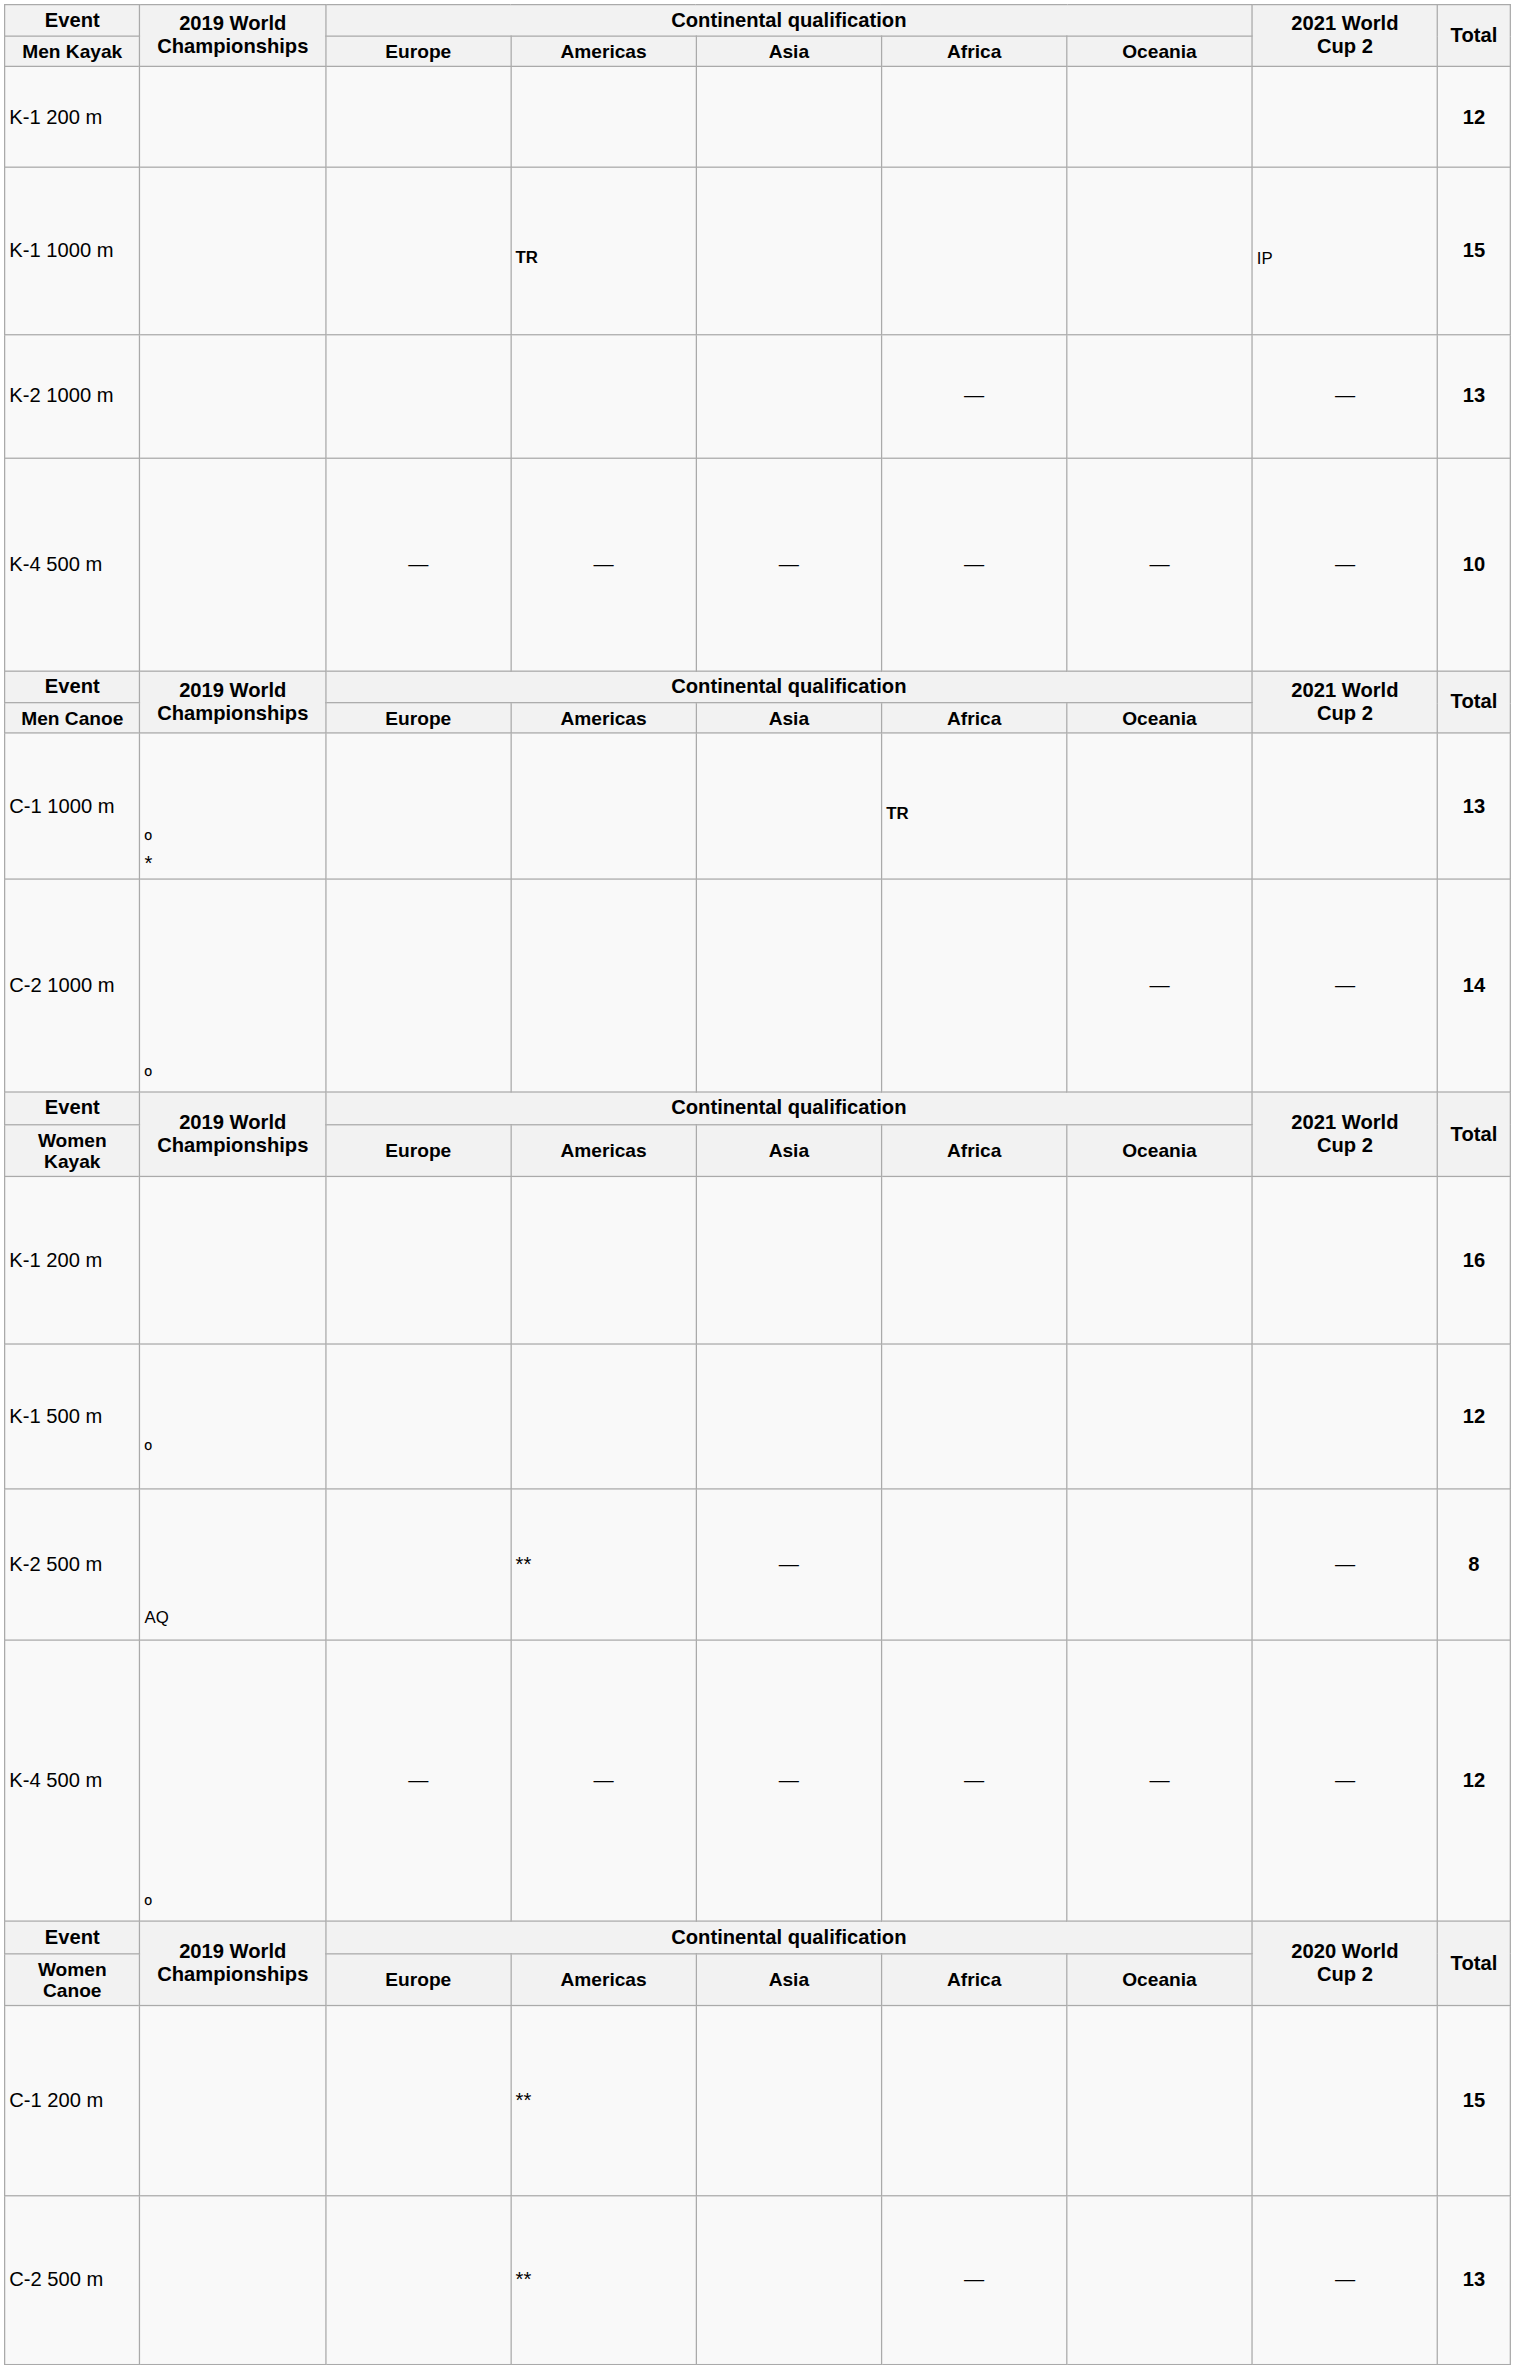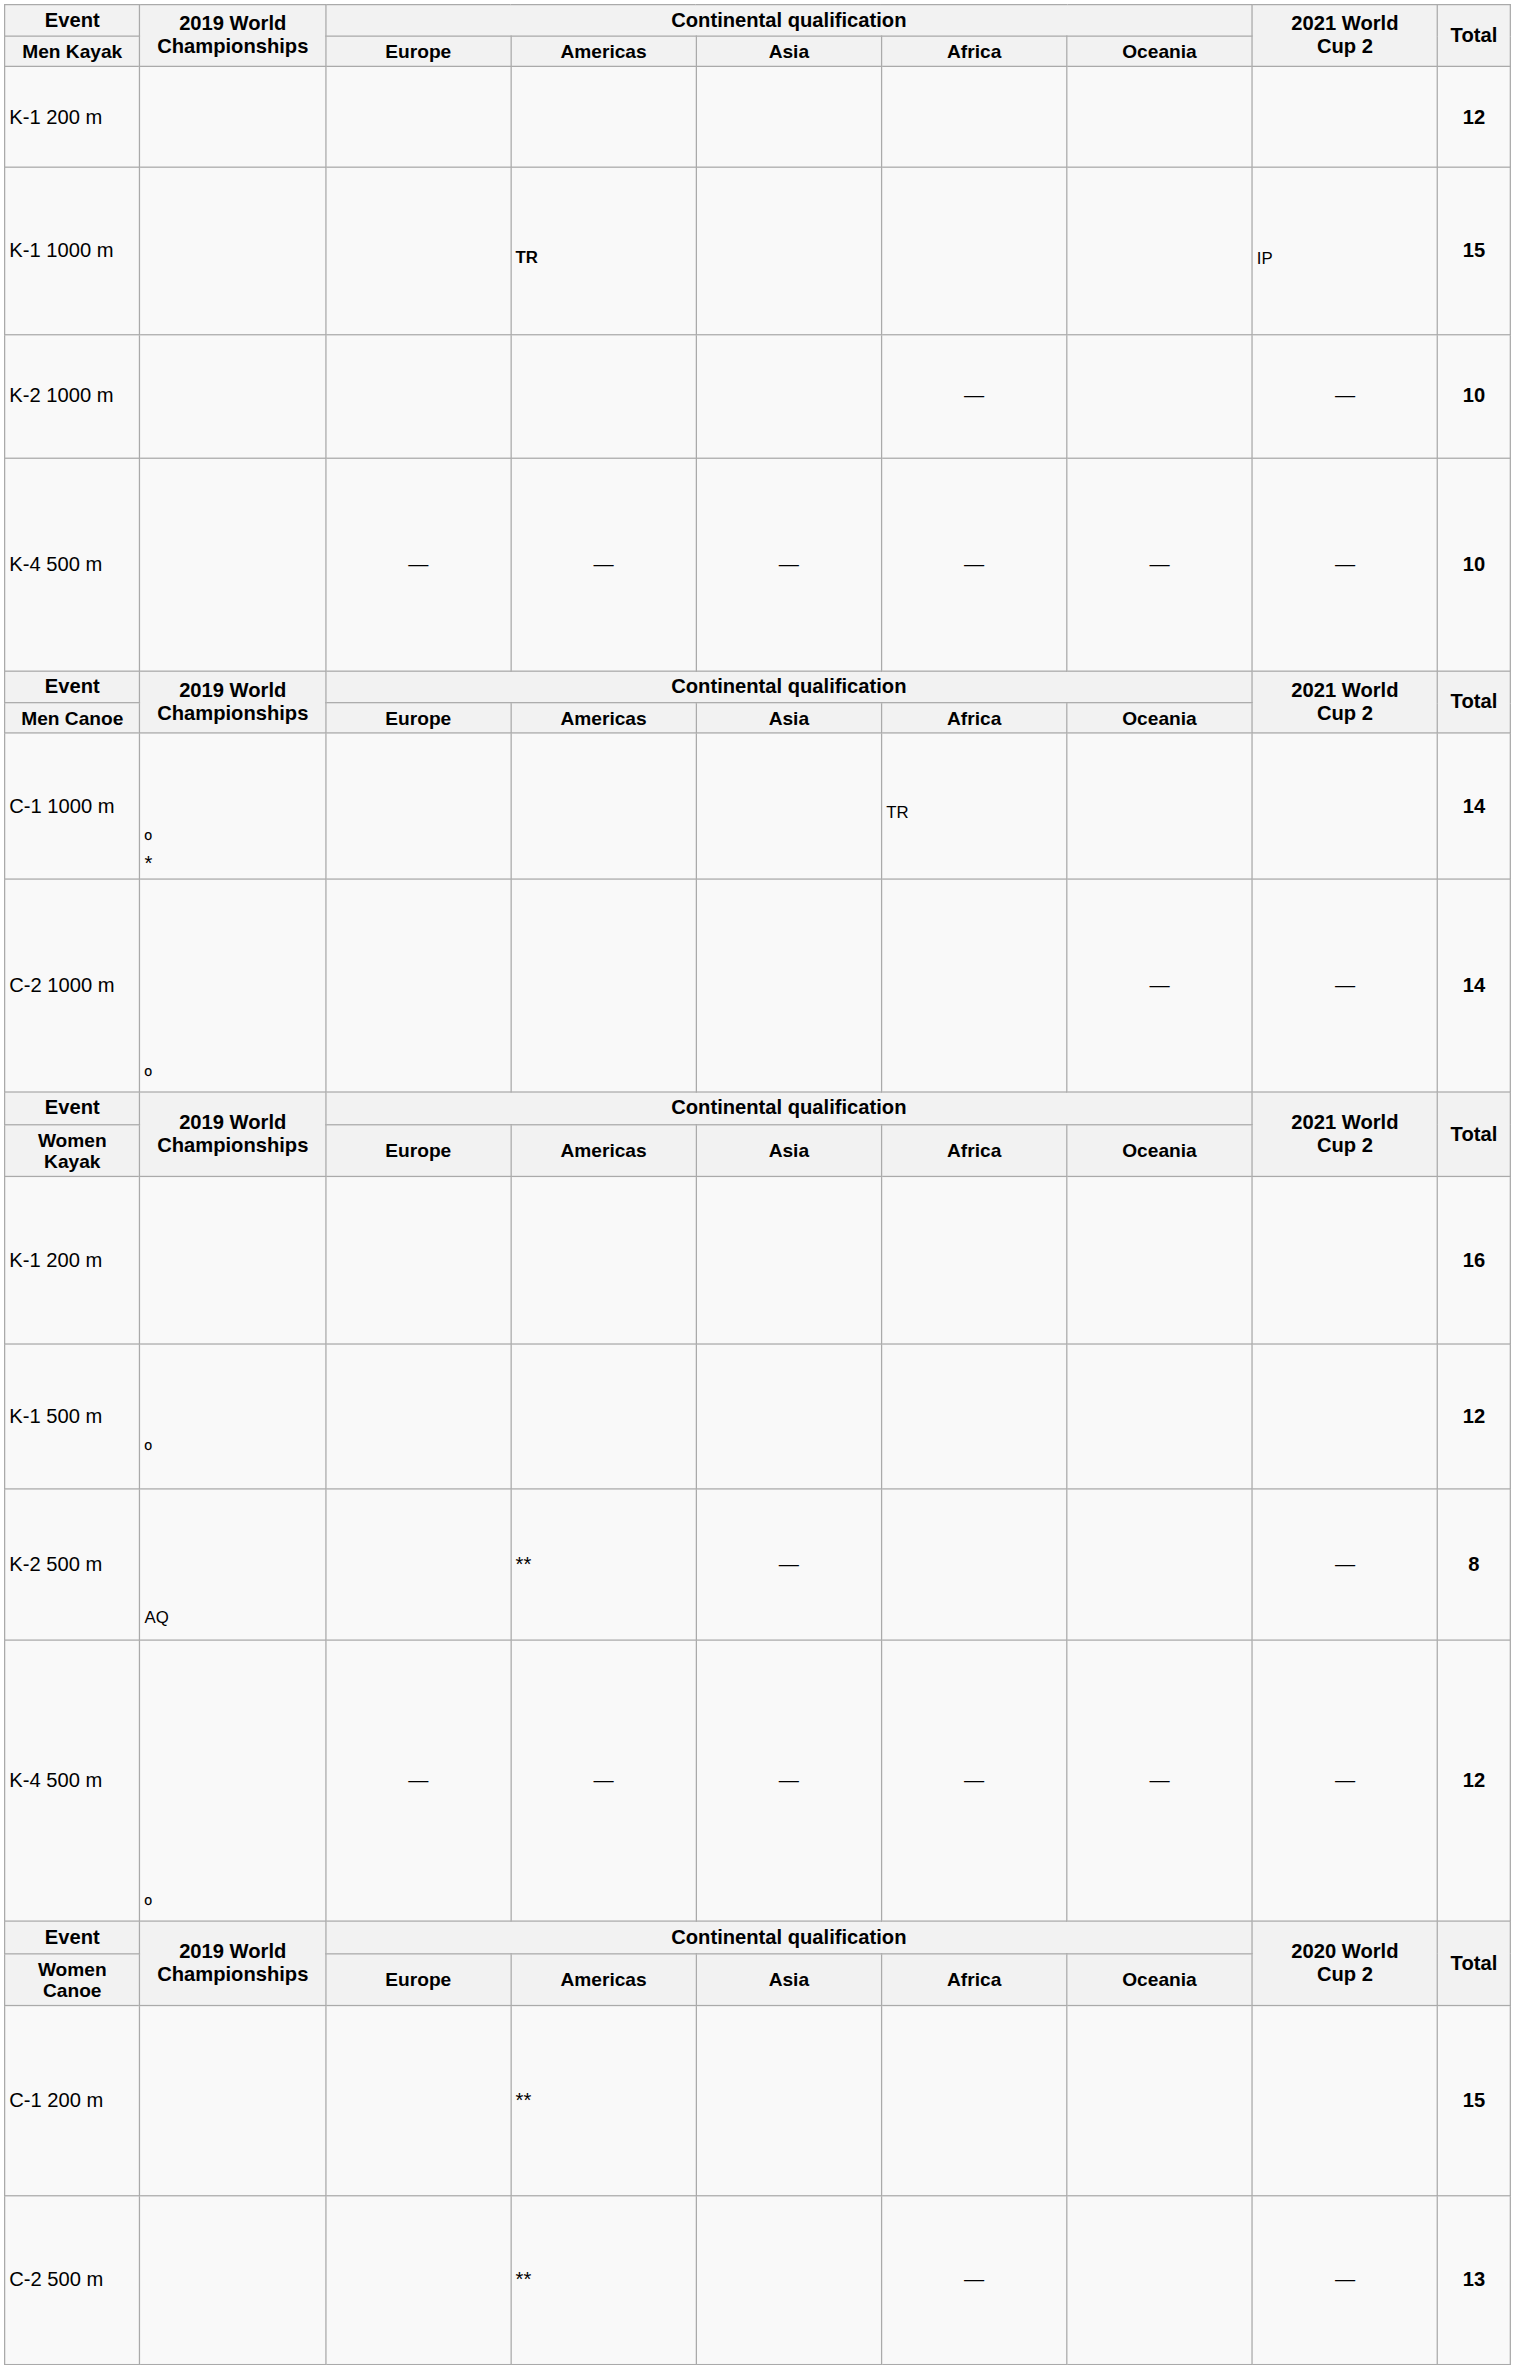(1474, 396) 13 -> (1474, 396) 10
(897, 817) bold -> (897, 813) normal
(1474, 805) 13 -> (1474, 805) 14
